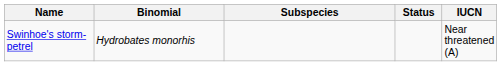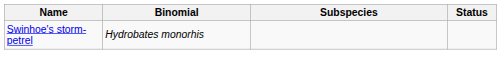- column: (469, 12)
